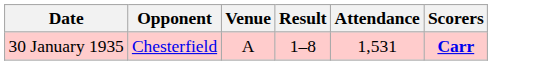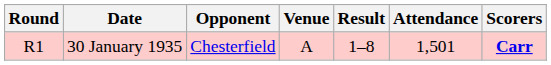+ column: (34, 18)
(377, 45) 1,531 -> (436, 45) 1,501
